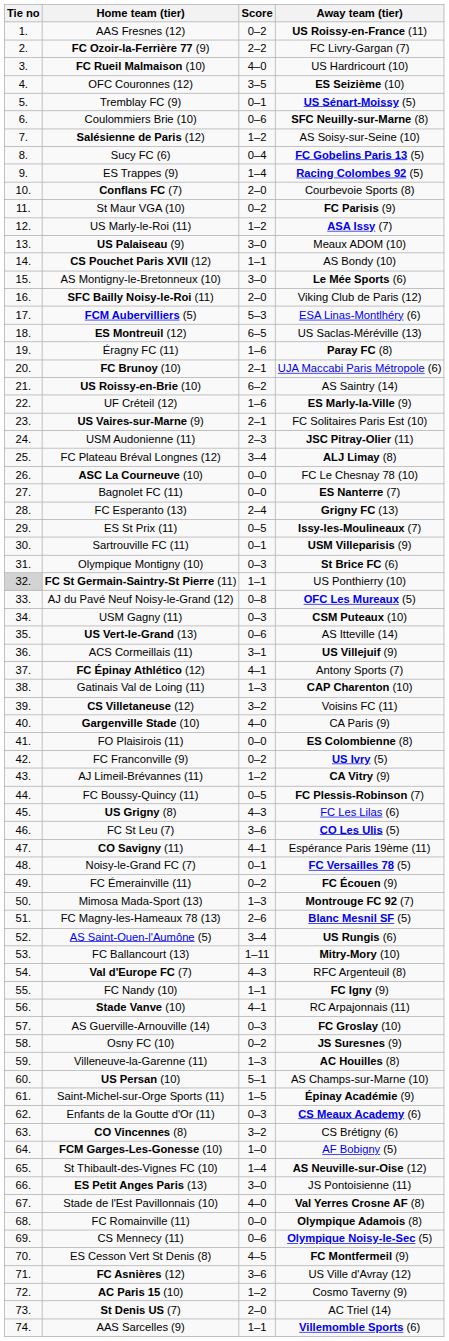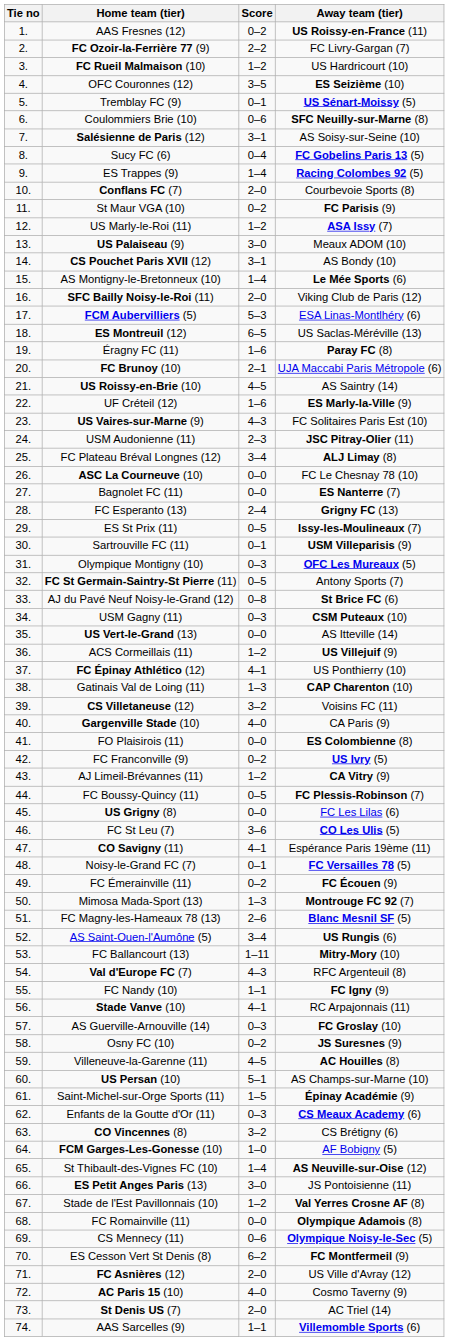(257, 66) 4–0 -> (257, 66) 1–2
(257, 137) 1–2 -> (257, 137) 3–1
(257, 262) 1–1 -> (257, 262) 3–1
(257, 279) 3–0 -> (257, 279) 1–4
(257, 386) 6–2 -> (257, 386) 4–5
(257, 421) 2–1 -> (257, 421) 4–3
(360, 564) St Brice FC (6) -> (360, 564) OFC Les Mureaux (5)
(23, 581) lightgrey background -> (23, 581) no background
(257, 581) 1–1 -> (257, 581) 0–5
(360, 581) US Ponthierry (10) -> (360, 581) Antony Sports (7)
(360, 599) OFC Les Mureaux (5) -> (360, 599) St Brice FC (6)
(257, 635) 0–6 -> (257, 635) 0–0
(257, 652) 3–1 -> (257, 652) 1–2
(360, 670) Antony Sports (7) -> (360, 670) US Ponthierry (10)
(257, 812) 4–3 -> (257, 812) 0–0
(257, 1061) 1–3 -> (257, 1061) 4–5
(257, 1203) 4–0 -> (257, 1203) 1–2
(257, 1256) 4–5 -> (257, 1256) 6–2
(257, 1274) 3–6 -> (257, 1274) 2–0
(257, 1292) 1–2 -> (257, 1292) 4–0
